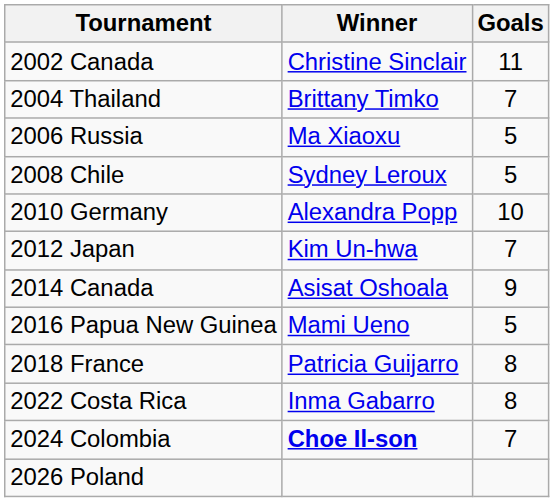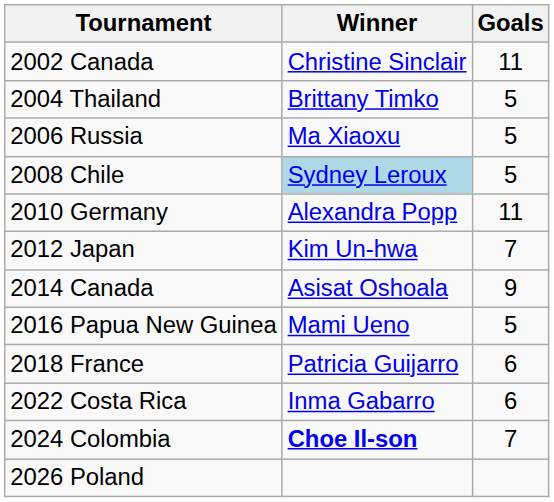(511, 99) 7 -> (511, 99) 5
(367, 174) no background -> (367, 174) lightblue background
(511, 212) 10 -> (511, 212) 11
(511, 363) 8 -> (511, 363) 6
(511, 401) 8 -> (511, 401) 6
